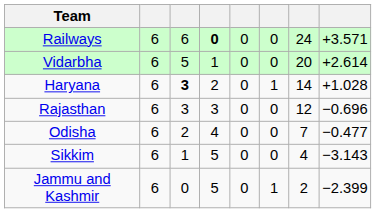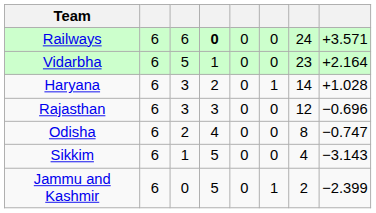(304, 62) 20 -> (304, 62) 23
(345, 62) +2.614 -> (345, 62) +2.164
(185, 86) bold -> (185, 86) normal
(304, 132) 7 -> (304, 132) 8
(345, 132) −0.477 -> (345, 132) −0.747
